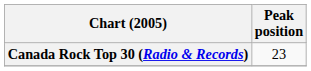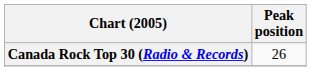(279, 54) 23 -> (279, 54) 26
